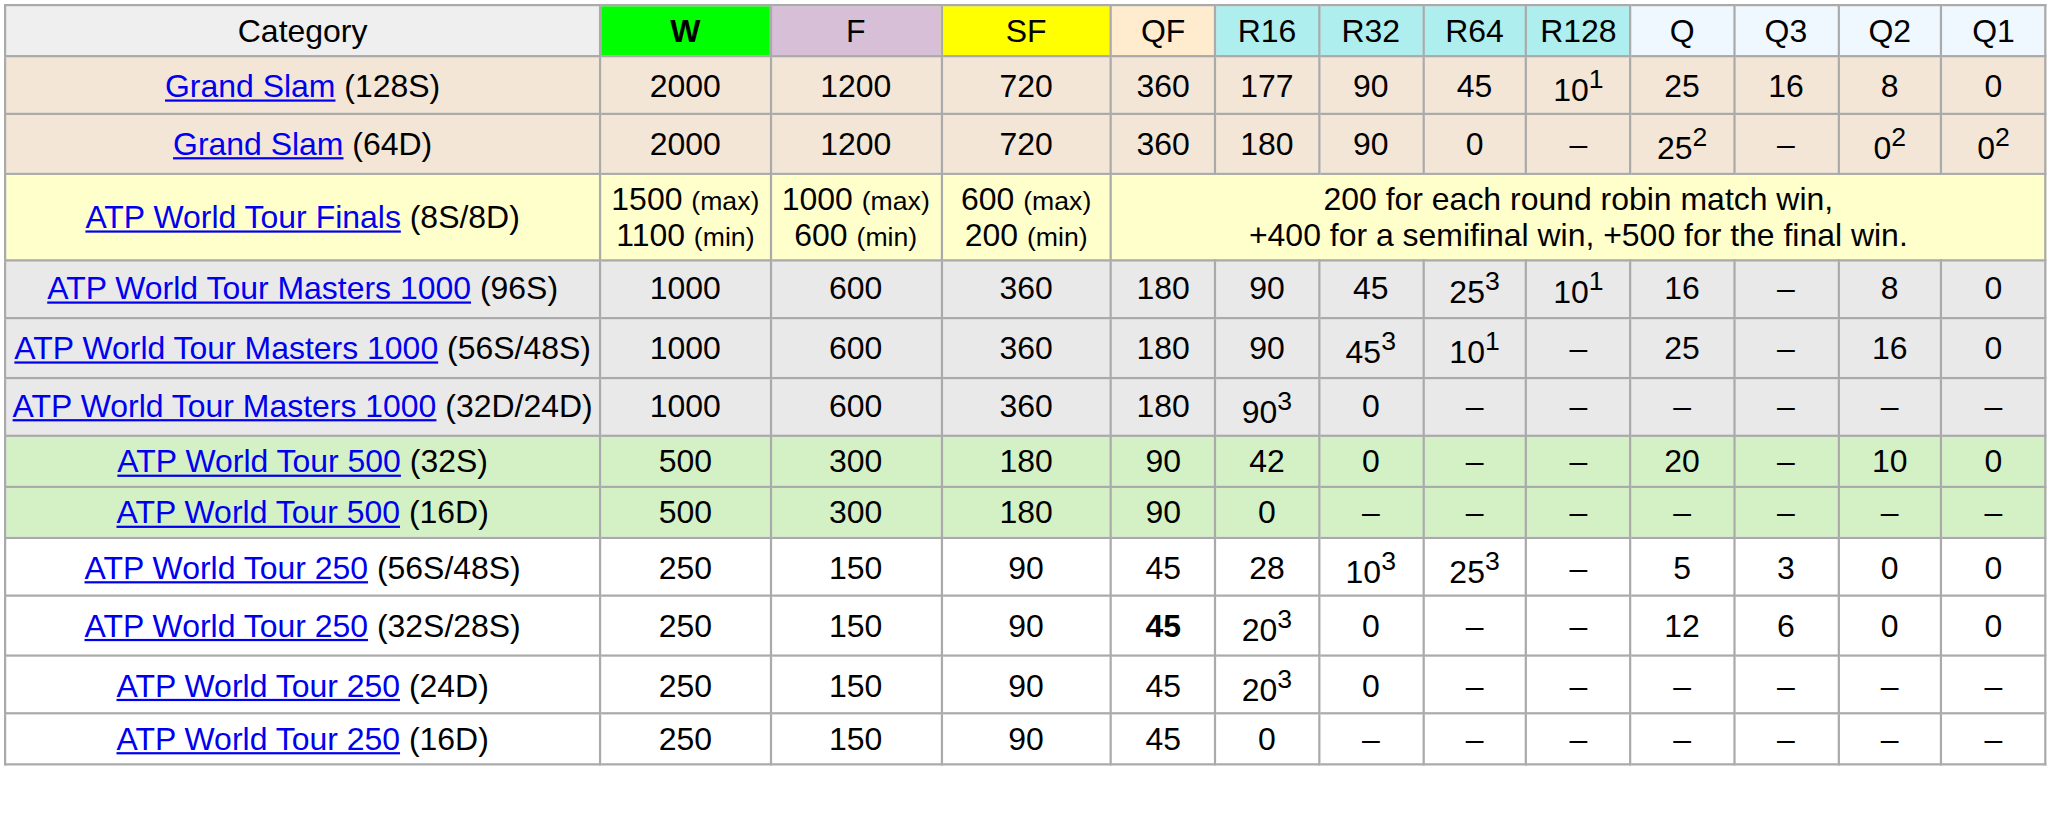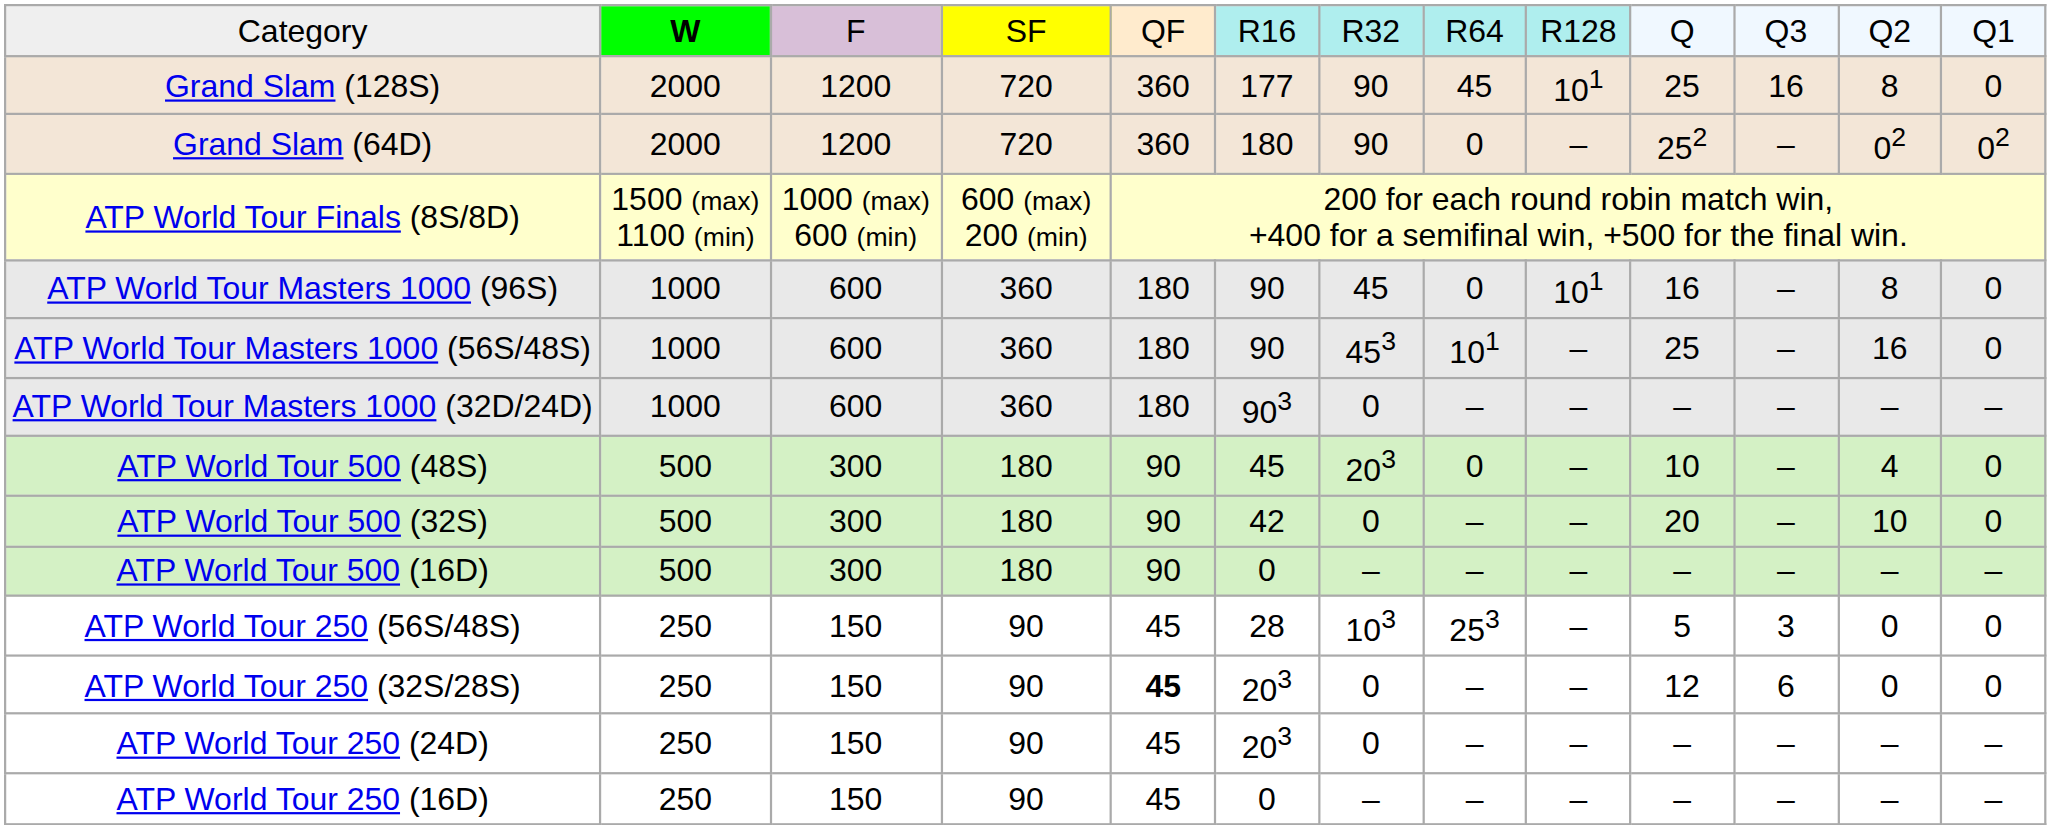(1475, 289) 253 -> (1475, 289) 0
+ row: (303, 466)
